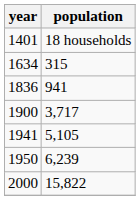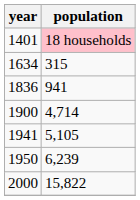(88, 40) no background -> (88, 40) pink background
(62, 111) 3,717 -> (62, 111) 4,714
